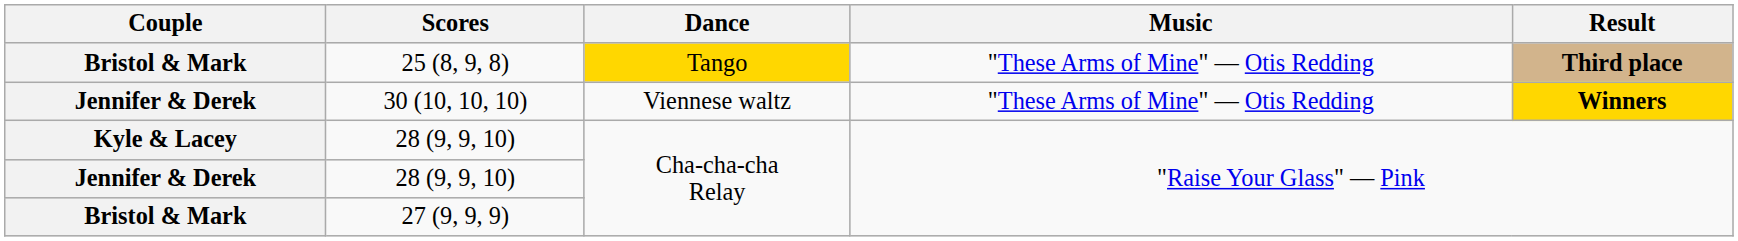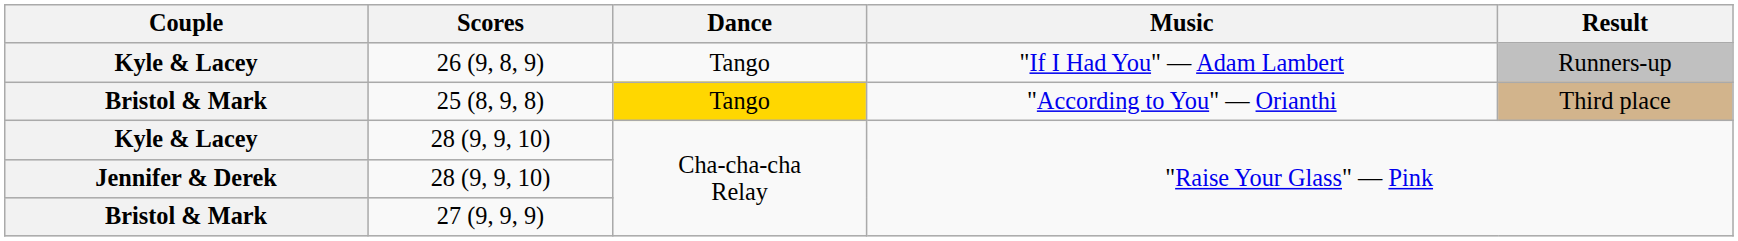+ row: (186, 62)
(1181, 62) "These Arms of Mine" — Otis Redding -> (1182, 100) "According to You" — Orianthi
(1622, 62) bold -> (1615, 100) normal
- row: (165, 100)
